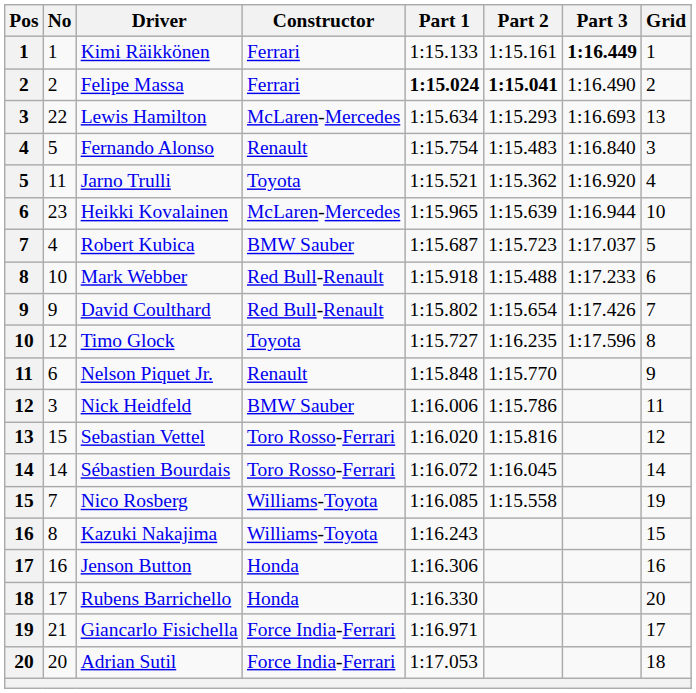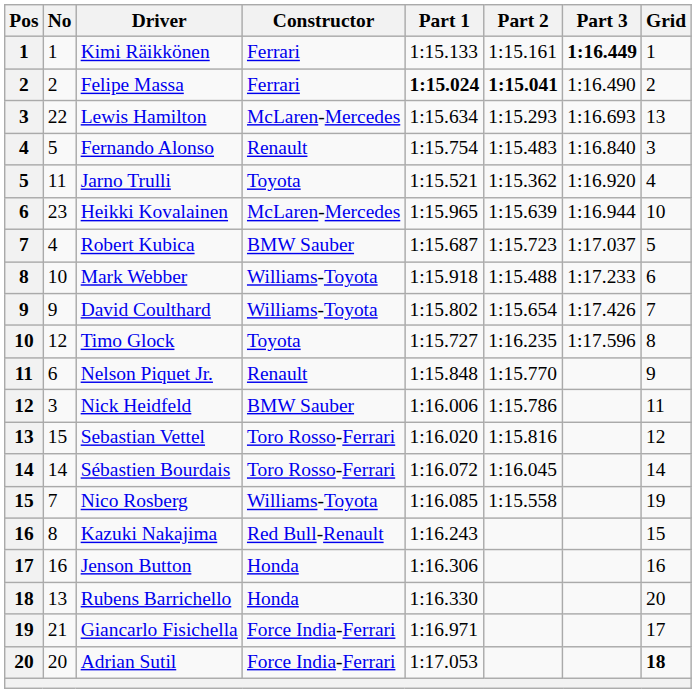(315, 276) Red Bull-Renault -> (312, 276) Williams-Toyota
(315, 308) Red Bull-Renault -> (312, 308) Williams-Toyota
(312, 533) Williams-Toyota -> (315, 533) Red Bull-Renault
(57, 597) 17 -> (57, 597) 13
(656, 661) normal -> (656, 661) bold
